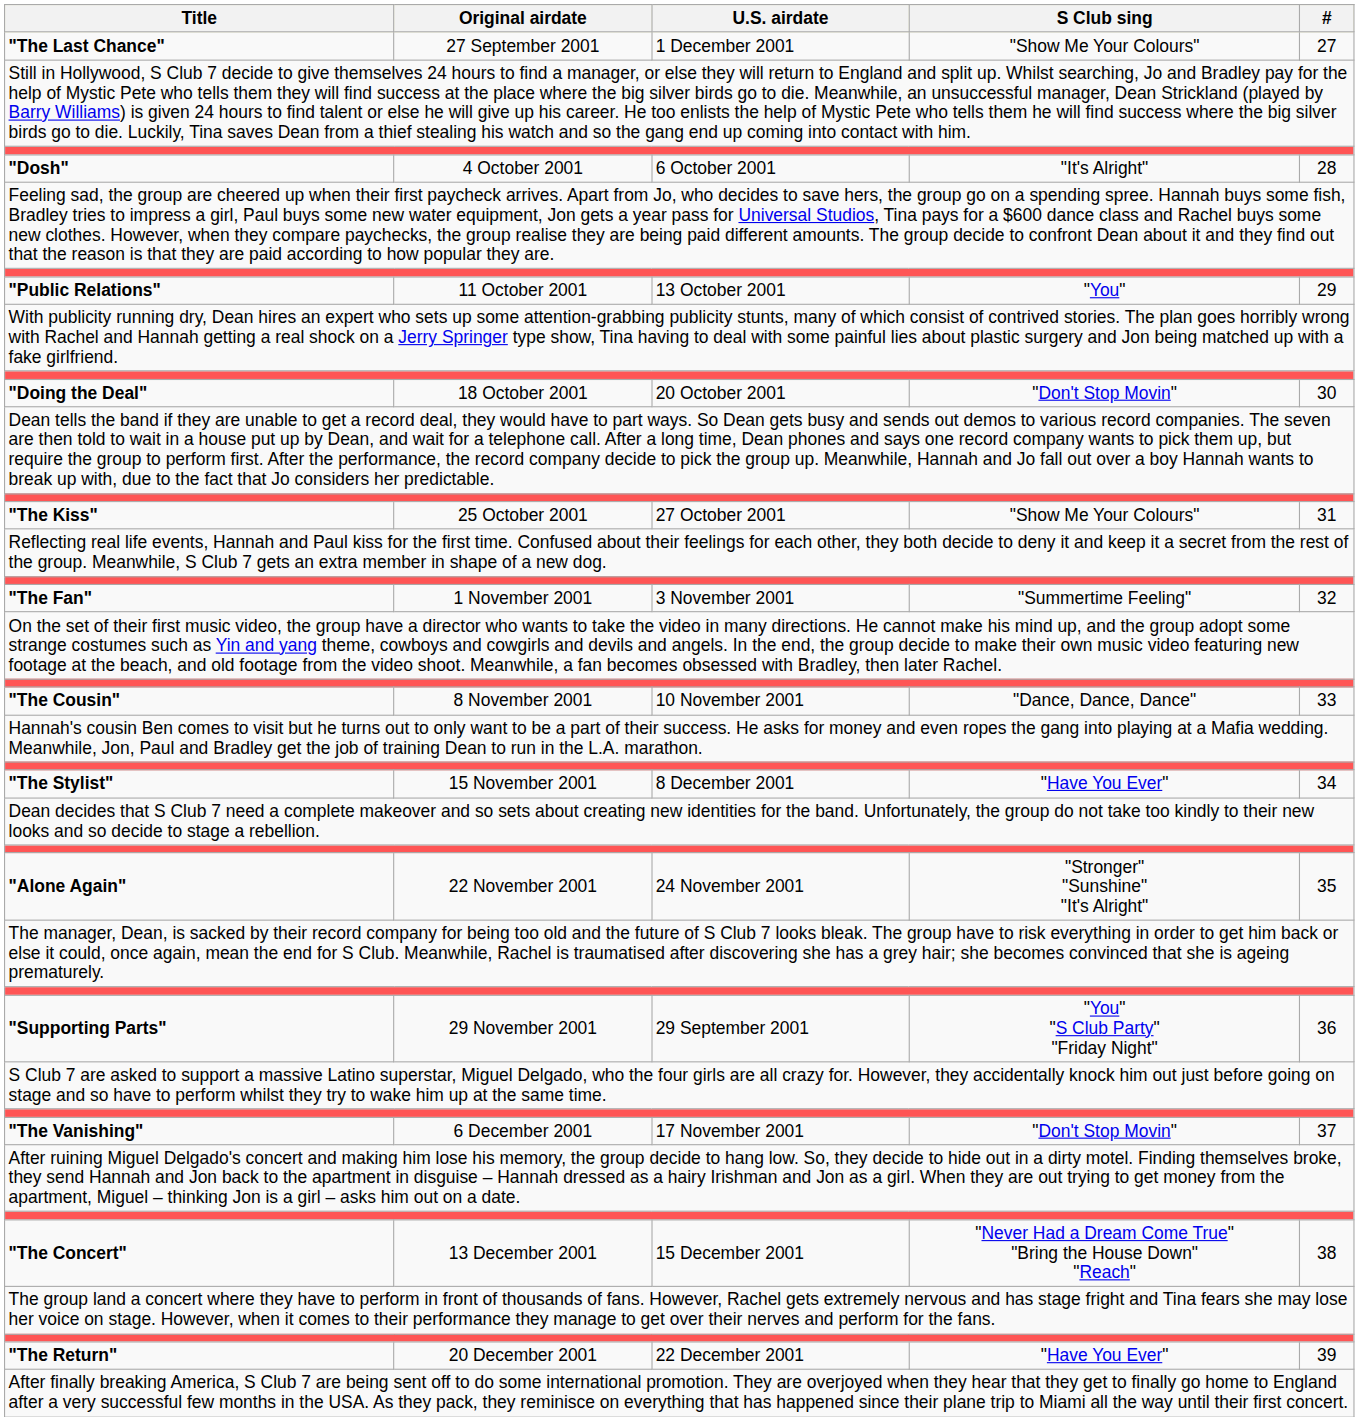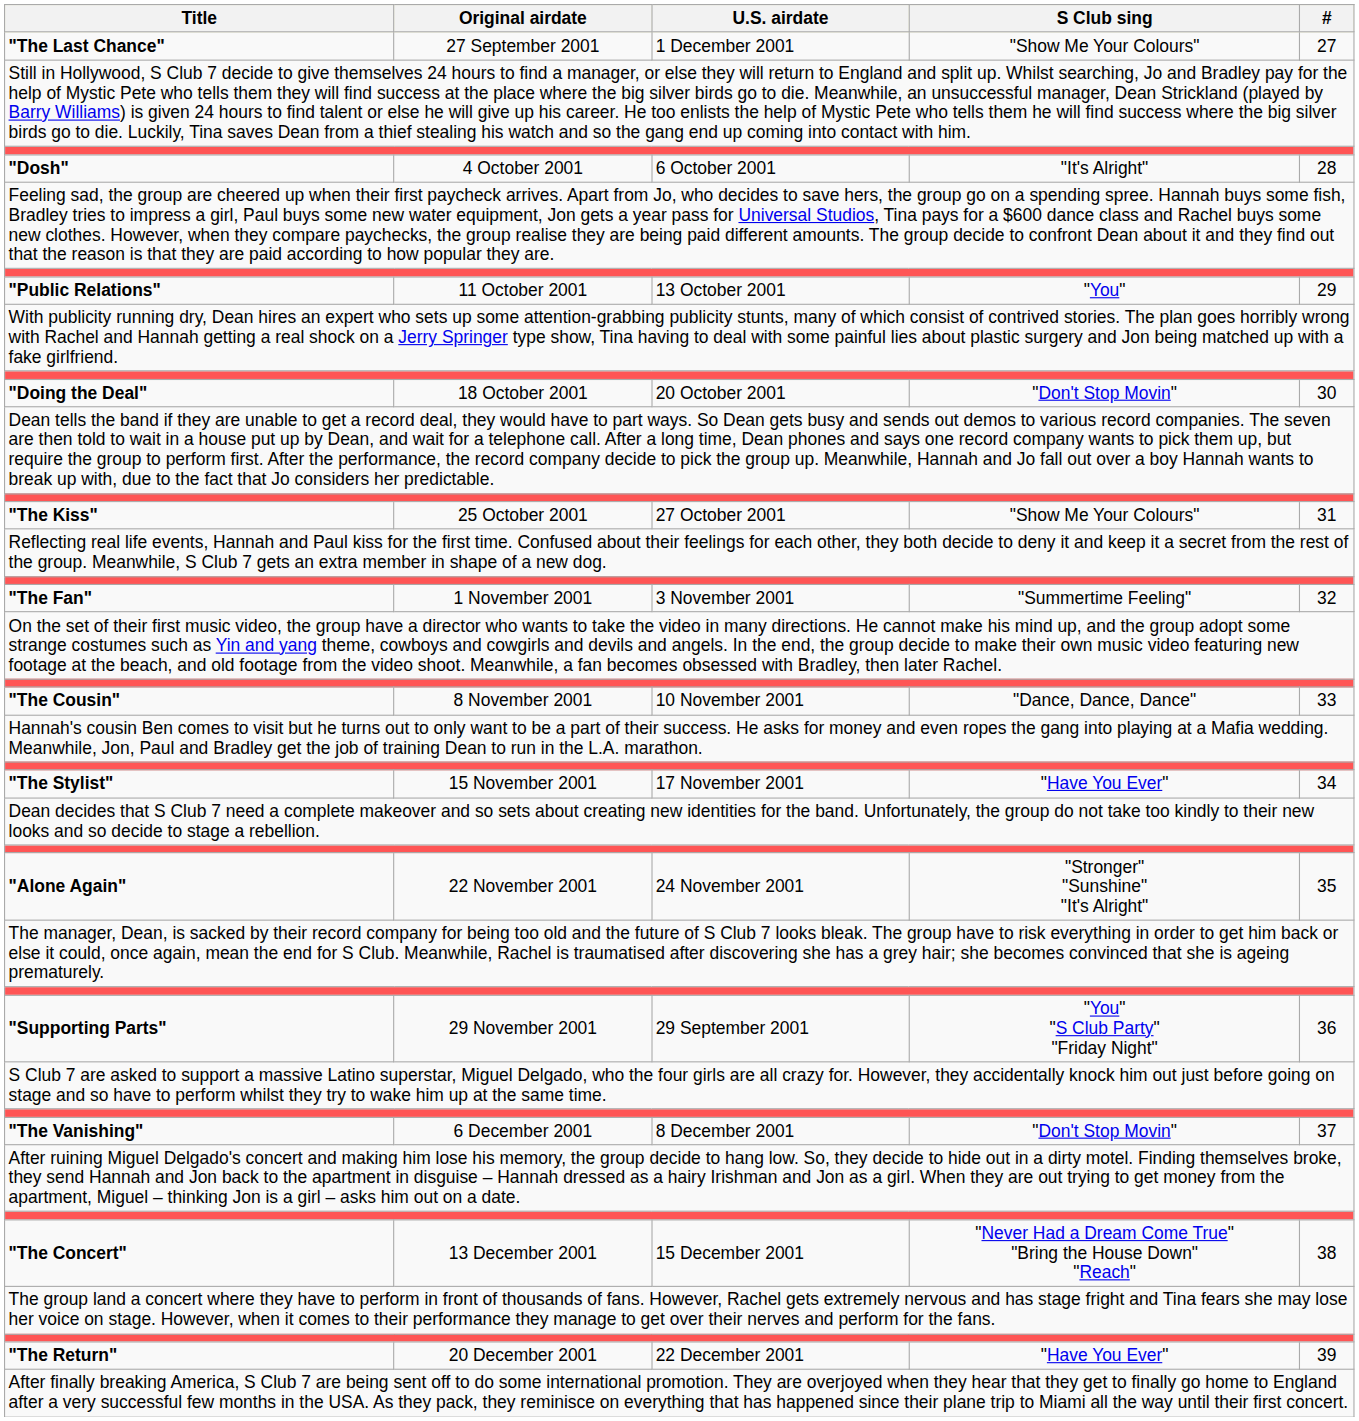(725, 783) 8 December 2001 -> (730, 783) 17 November 2001
(730, 1130) 17 November 2001 -> (725, 1130) 8 December 2001
